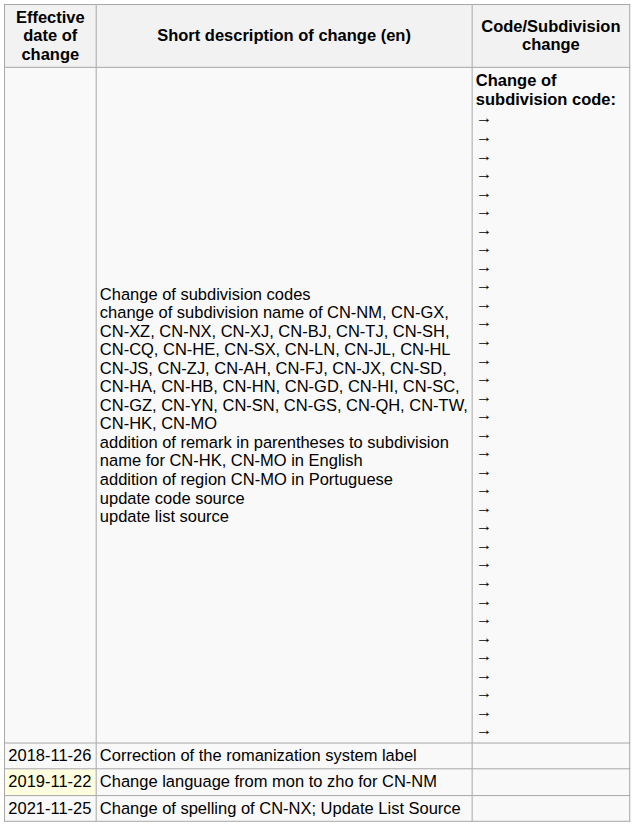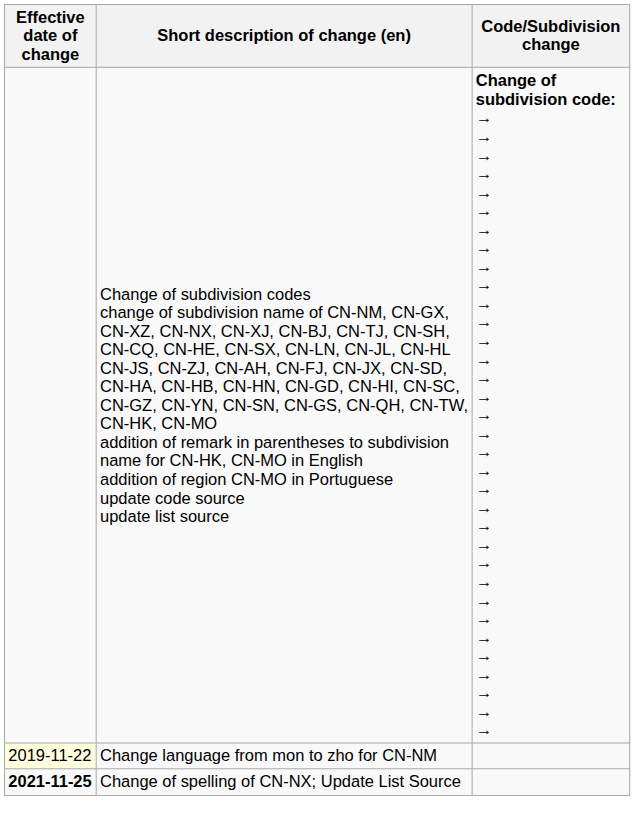- row: (258, 755)
(50, 808) normal -> (50, 781) bold
